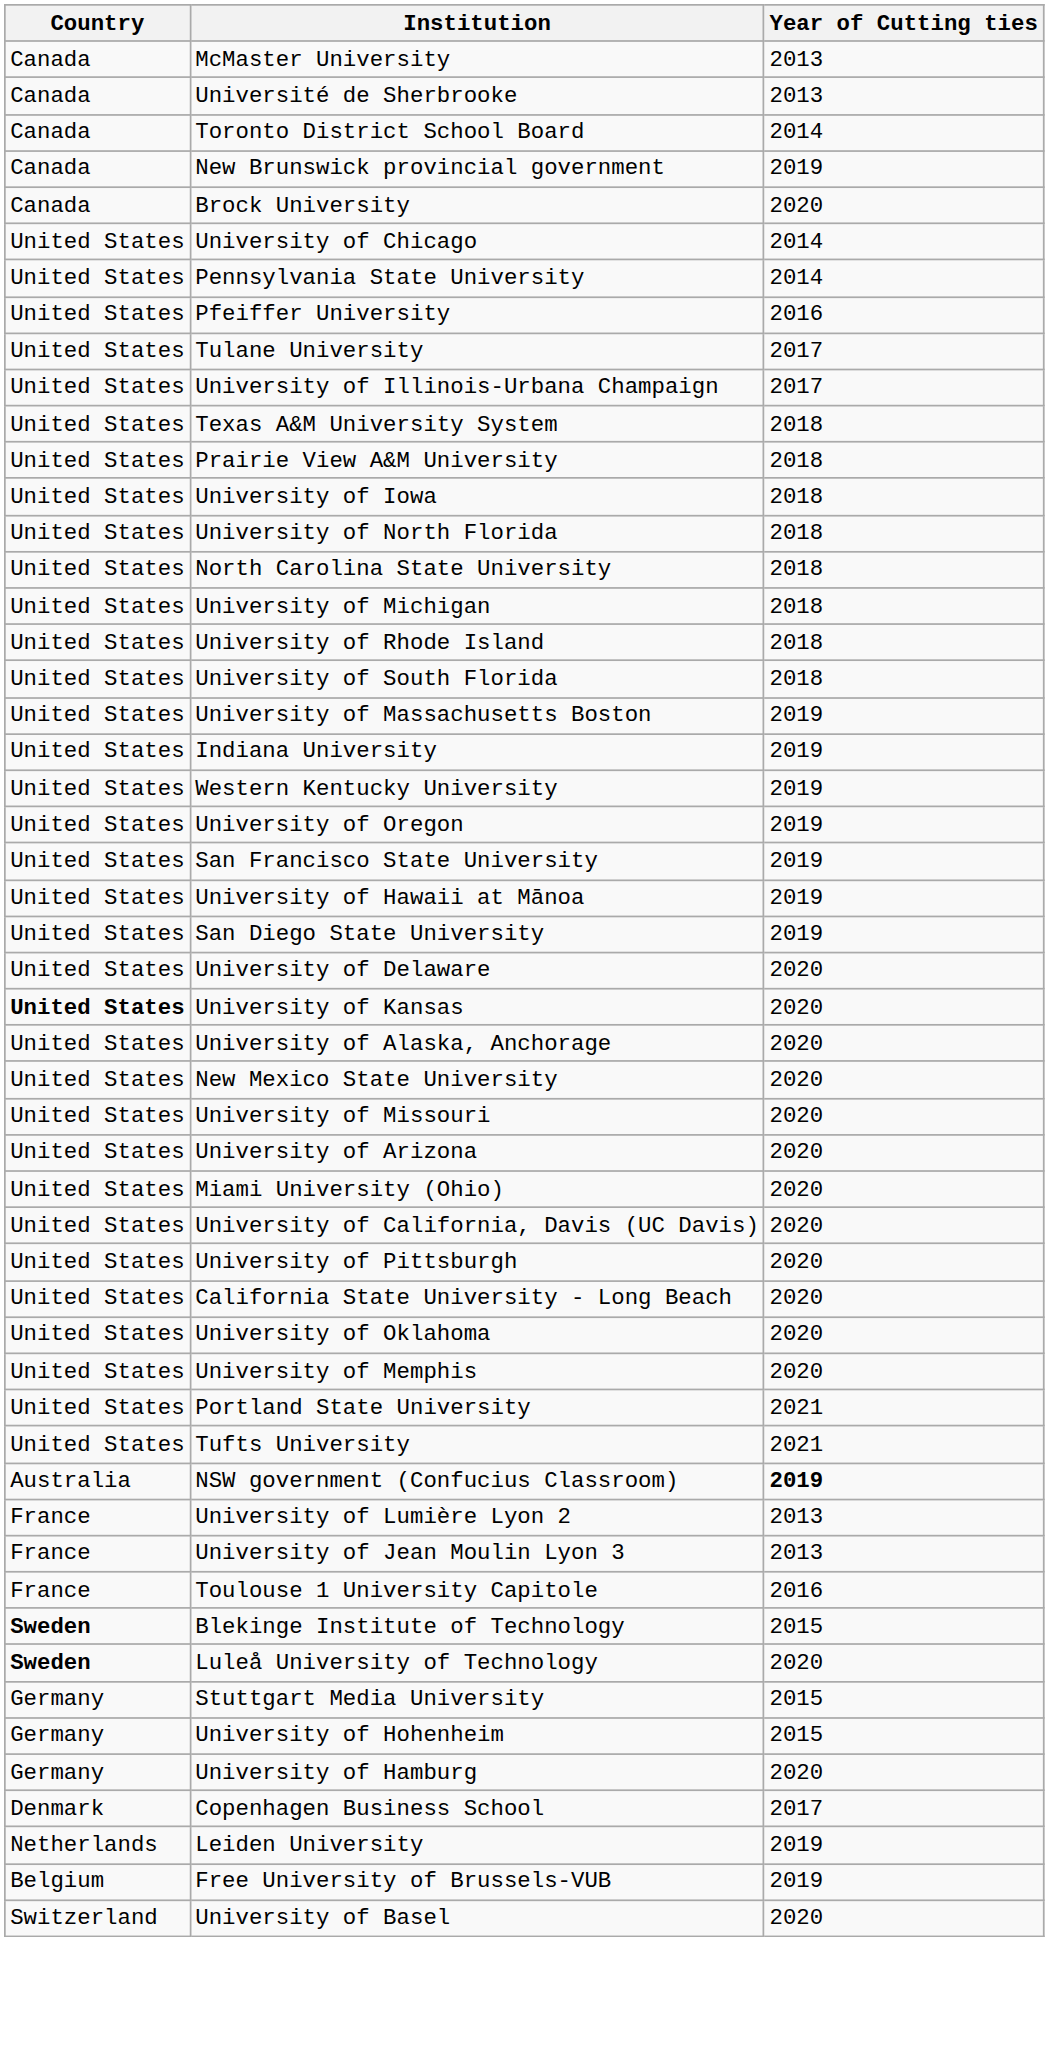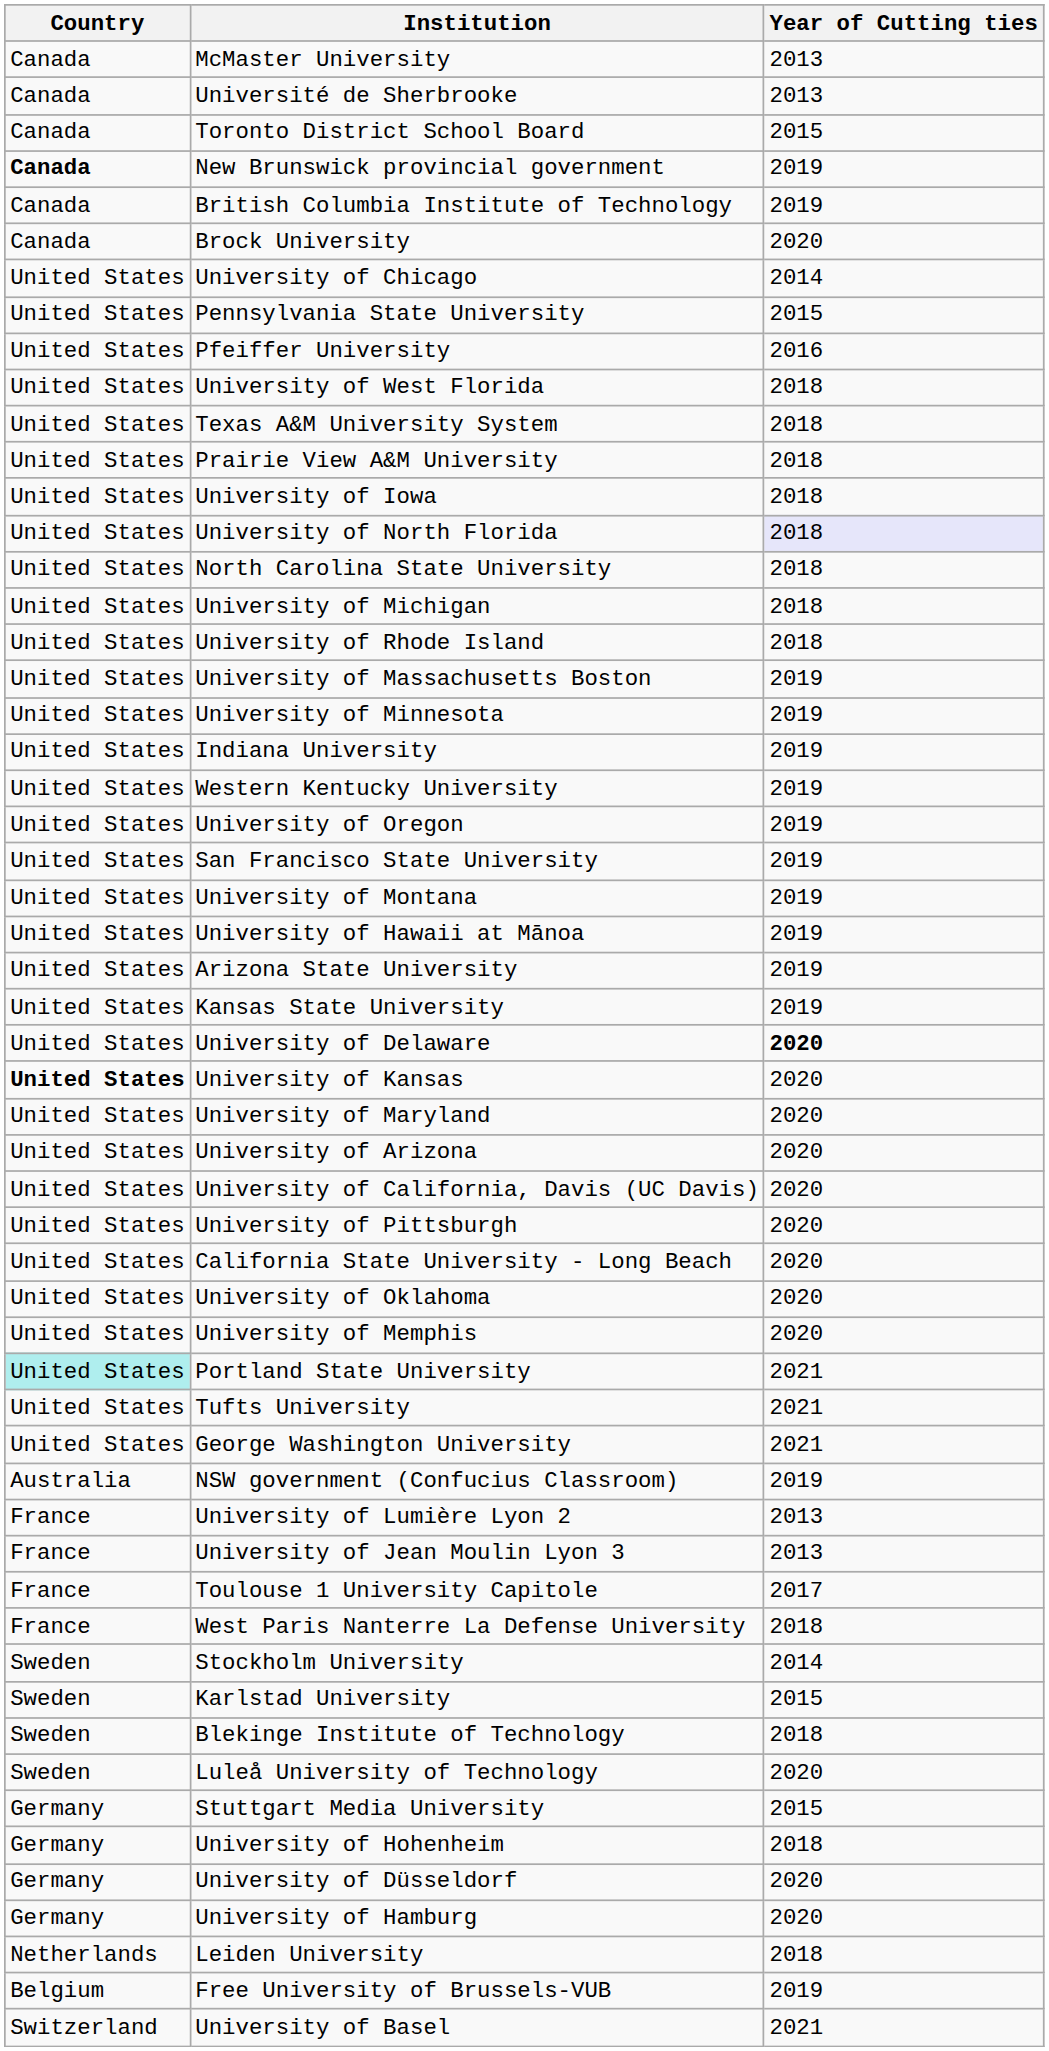(796, 132) 2014 -> (796, 132) 2015
(50, 169) normal -> (50, 169) bold
+ row: (464, 205)
(796, 278) 2014 -> (796, 315) 2015
- row: (309, 351)
- row: (457, 388)
+ row: (370, 388)
(796, 533) no background -> (796, 533) lavender background
- row: (376, 679)
+ row: (350, 715)
+ row: (336, 898)
- row: (370, 934)
+ row: (356, 971)
+ row: (350, 1007)
(796, 971) normal -> (796, 1043) bold
+ row: (343, 1116)
- row: (403, 1043)
- row: (376, 1080)
- row: (343, 1116)
- row: (350, 1189)
(97, 1408) no background -> (97, 1371) paleturquoise background
+ row: (383, 1444)
(796, 1481) bold -> (796, 1481) normal
(796, 1590) 2016 -> (796, 1590) 2017
+ row: (470, 1627)
+ row: (329, 1663)
+ row: (323, 1699)
(50, 1627) bold -> (50, 1736) normal
(796, 1627) 2015 -> (796, 1736) 2018
(50, 1663) bold -> (50, 1772) normal
(796, 1736) 2015 -> (796, 1845) 2018
+ row: (356, 1882)
- row: (370, 1809)
(796, 1845) 2019 -> (796, 1955) 2018
(796, 1918) 2020 -> (796, 2027) 2021
